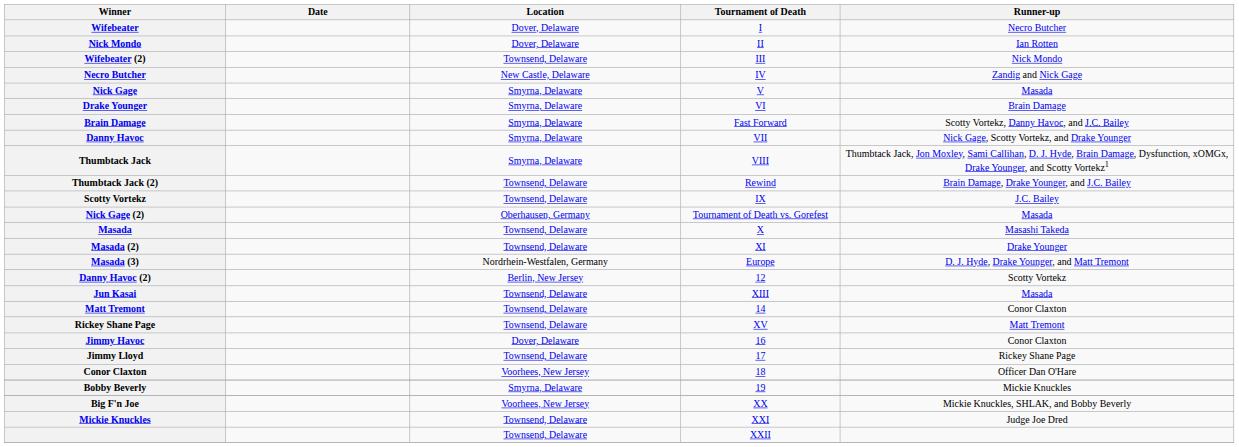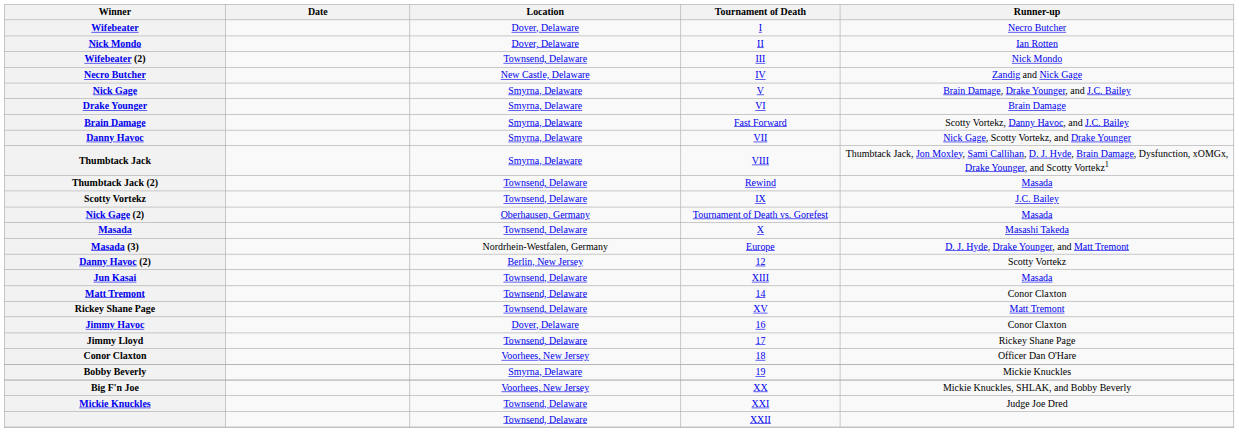(1037, 91) Masada -> (1037, 91) Brain Damage, Drake Younger, and J.C. Bailey
(1037, 183) Brain Damage, Drake Younger, and J.C. Bailey -> (1037, 183) Masada
- row: (115, 246)
